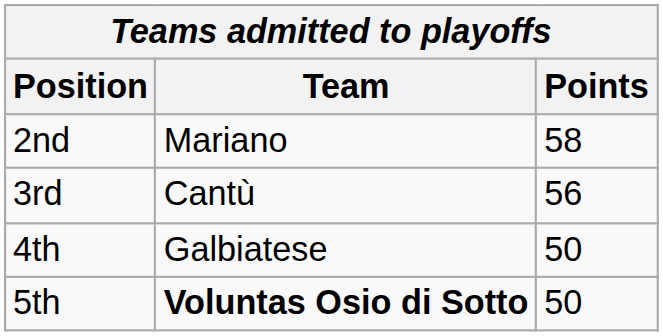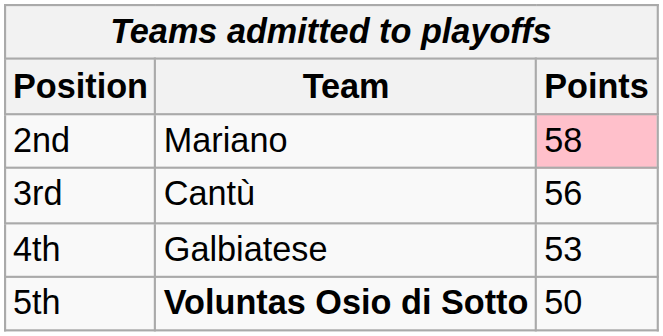(563, 140) no background -> (563, 140) pink background
(563, 248) 50 -> (563, 248) 53
